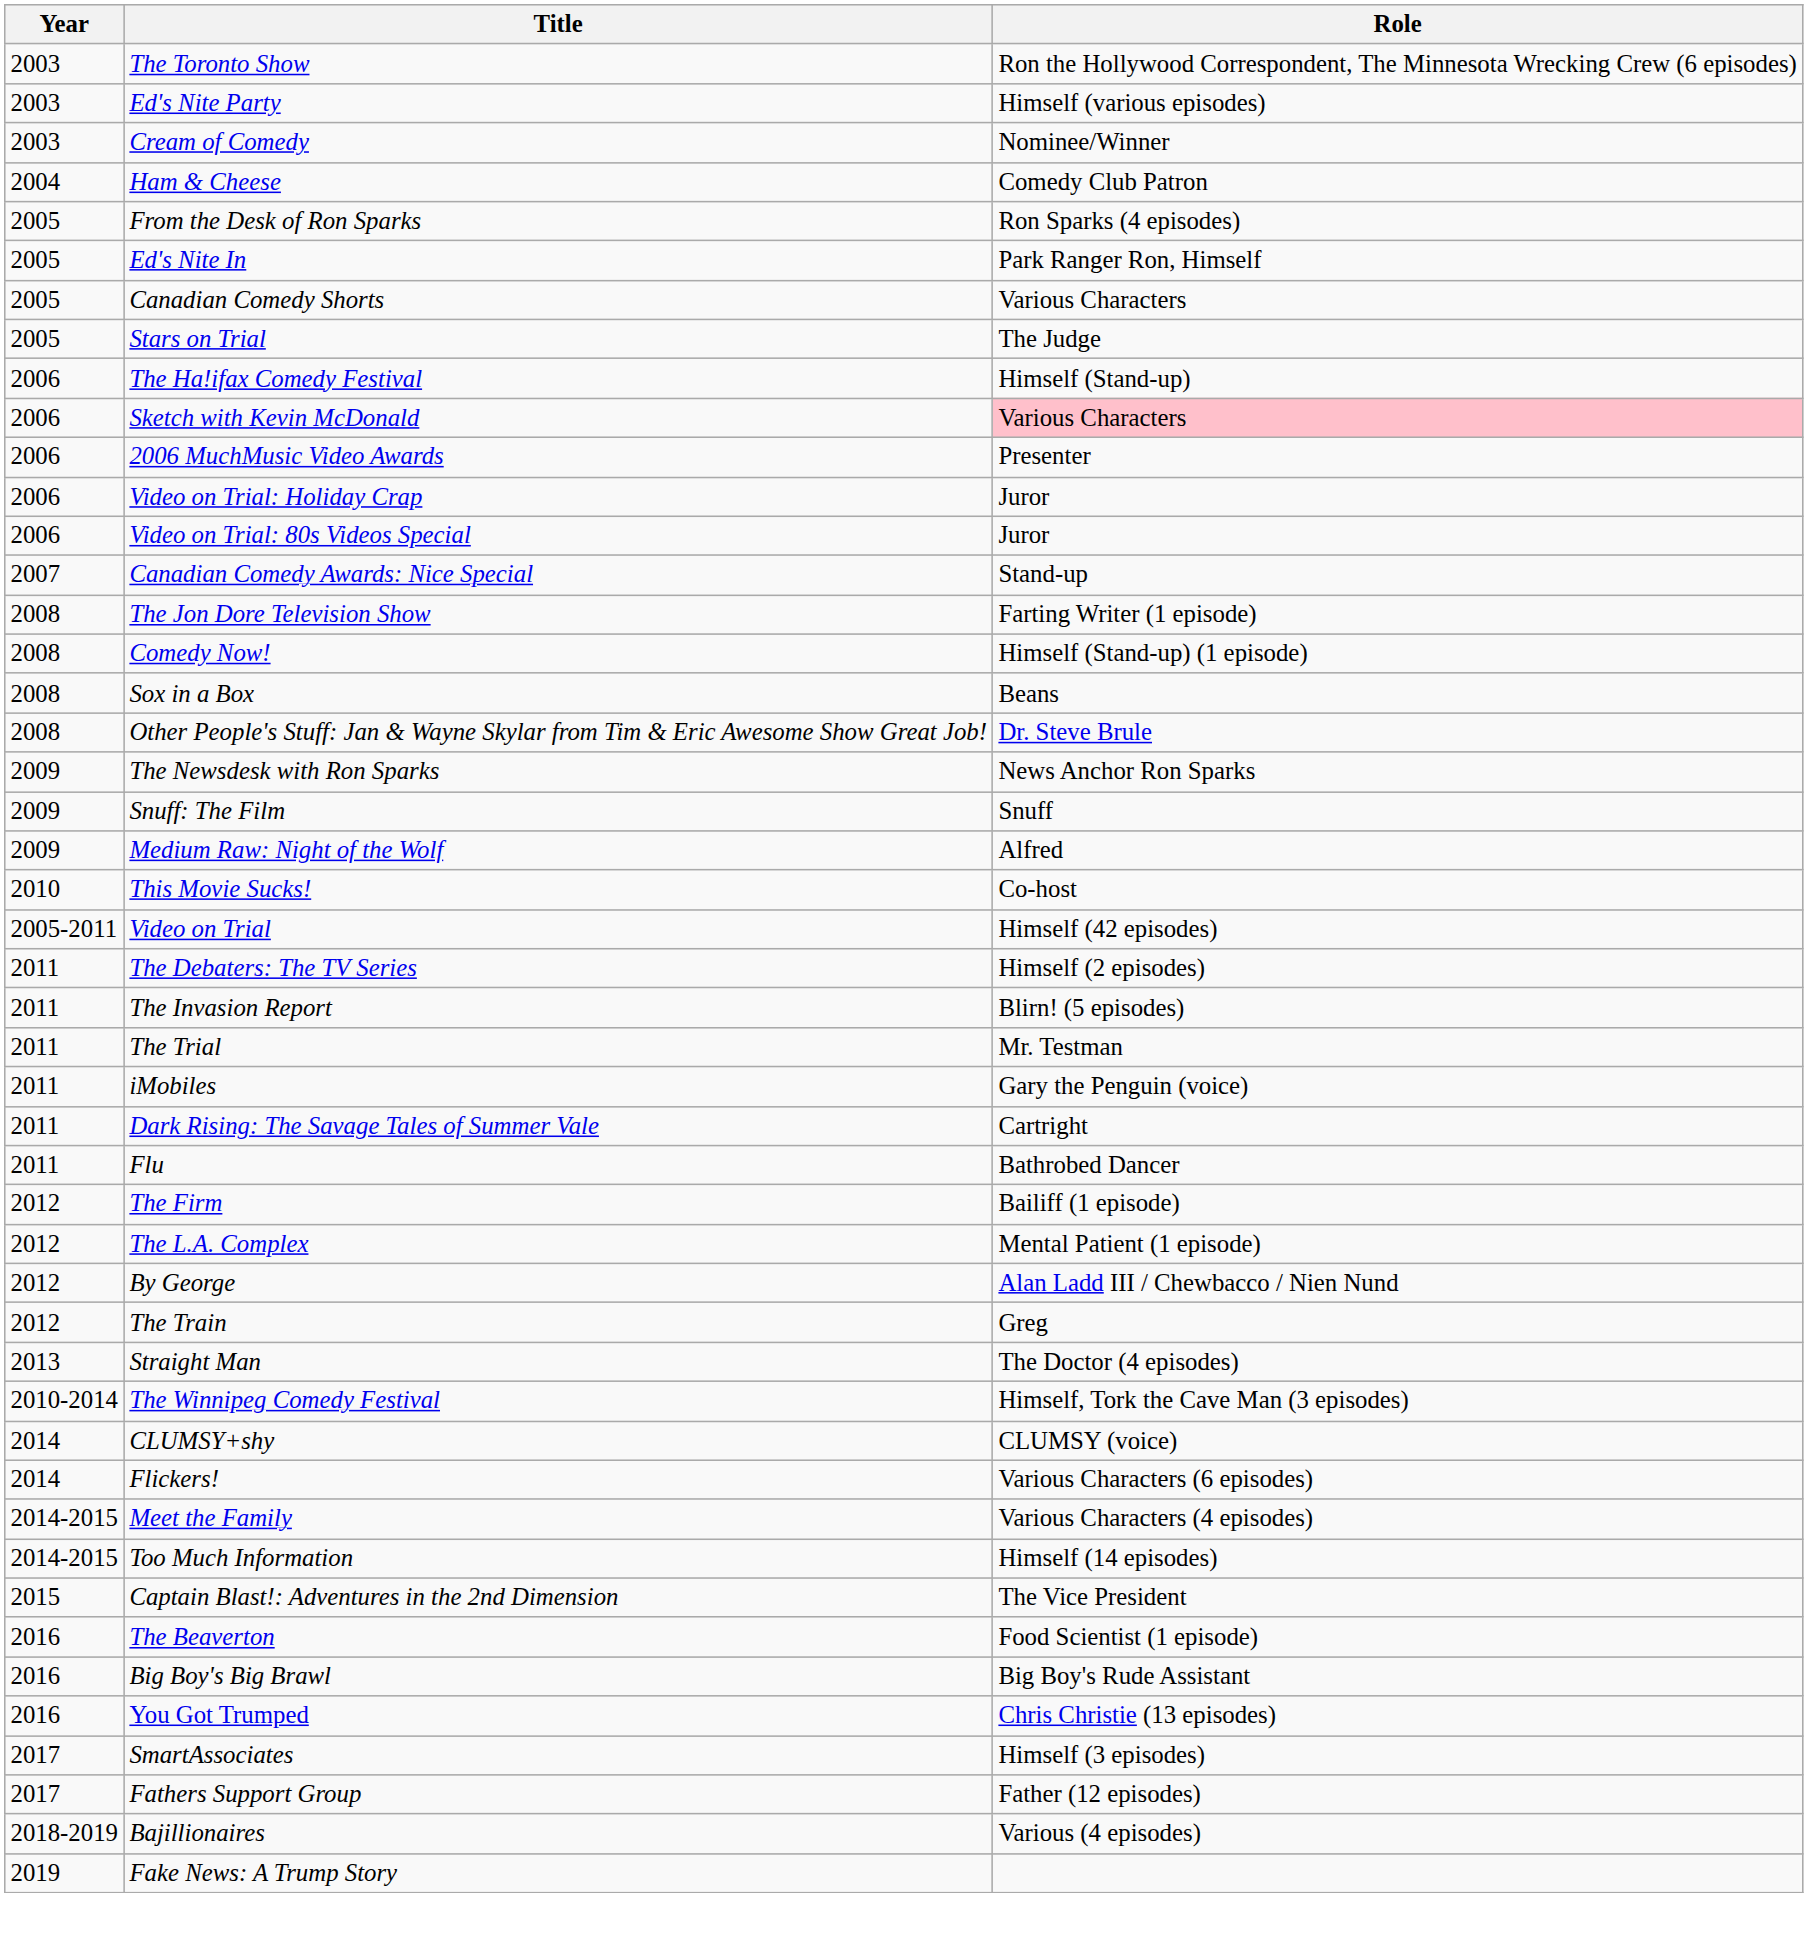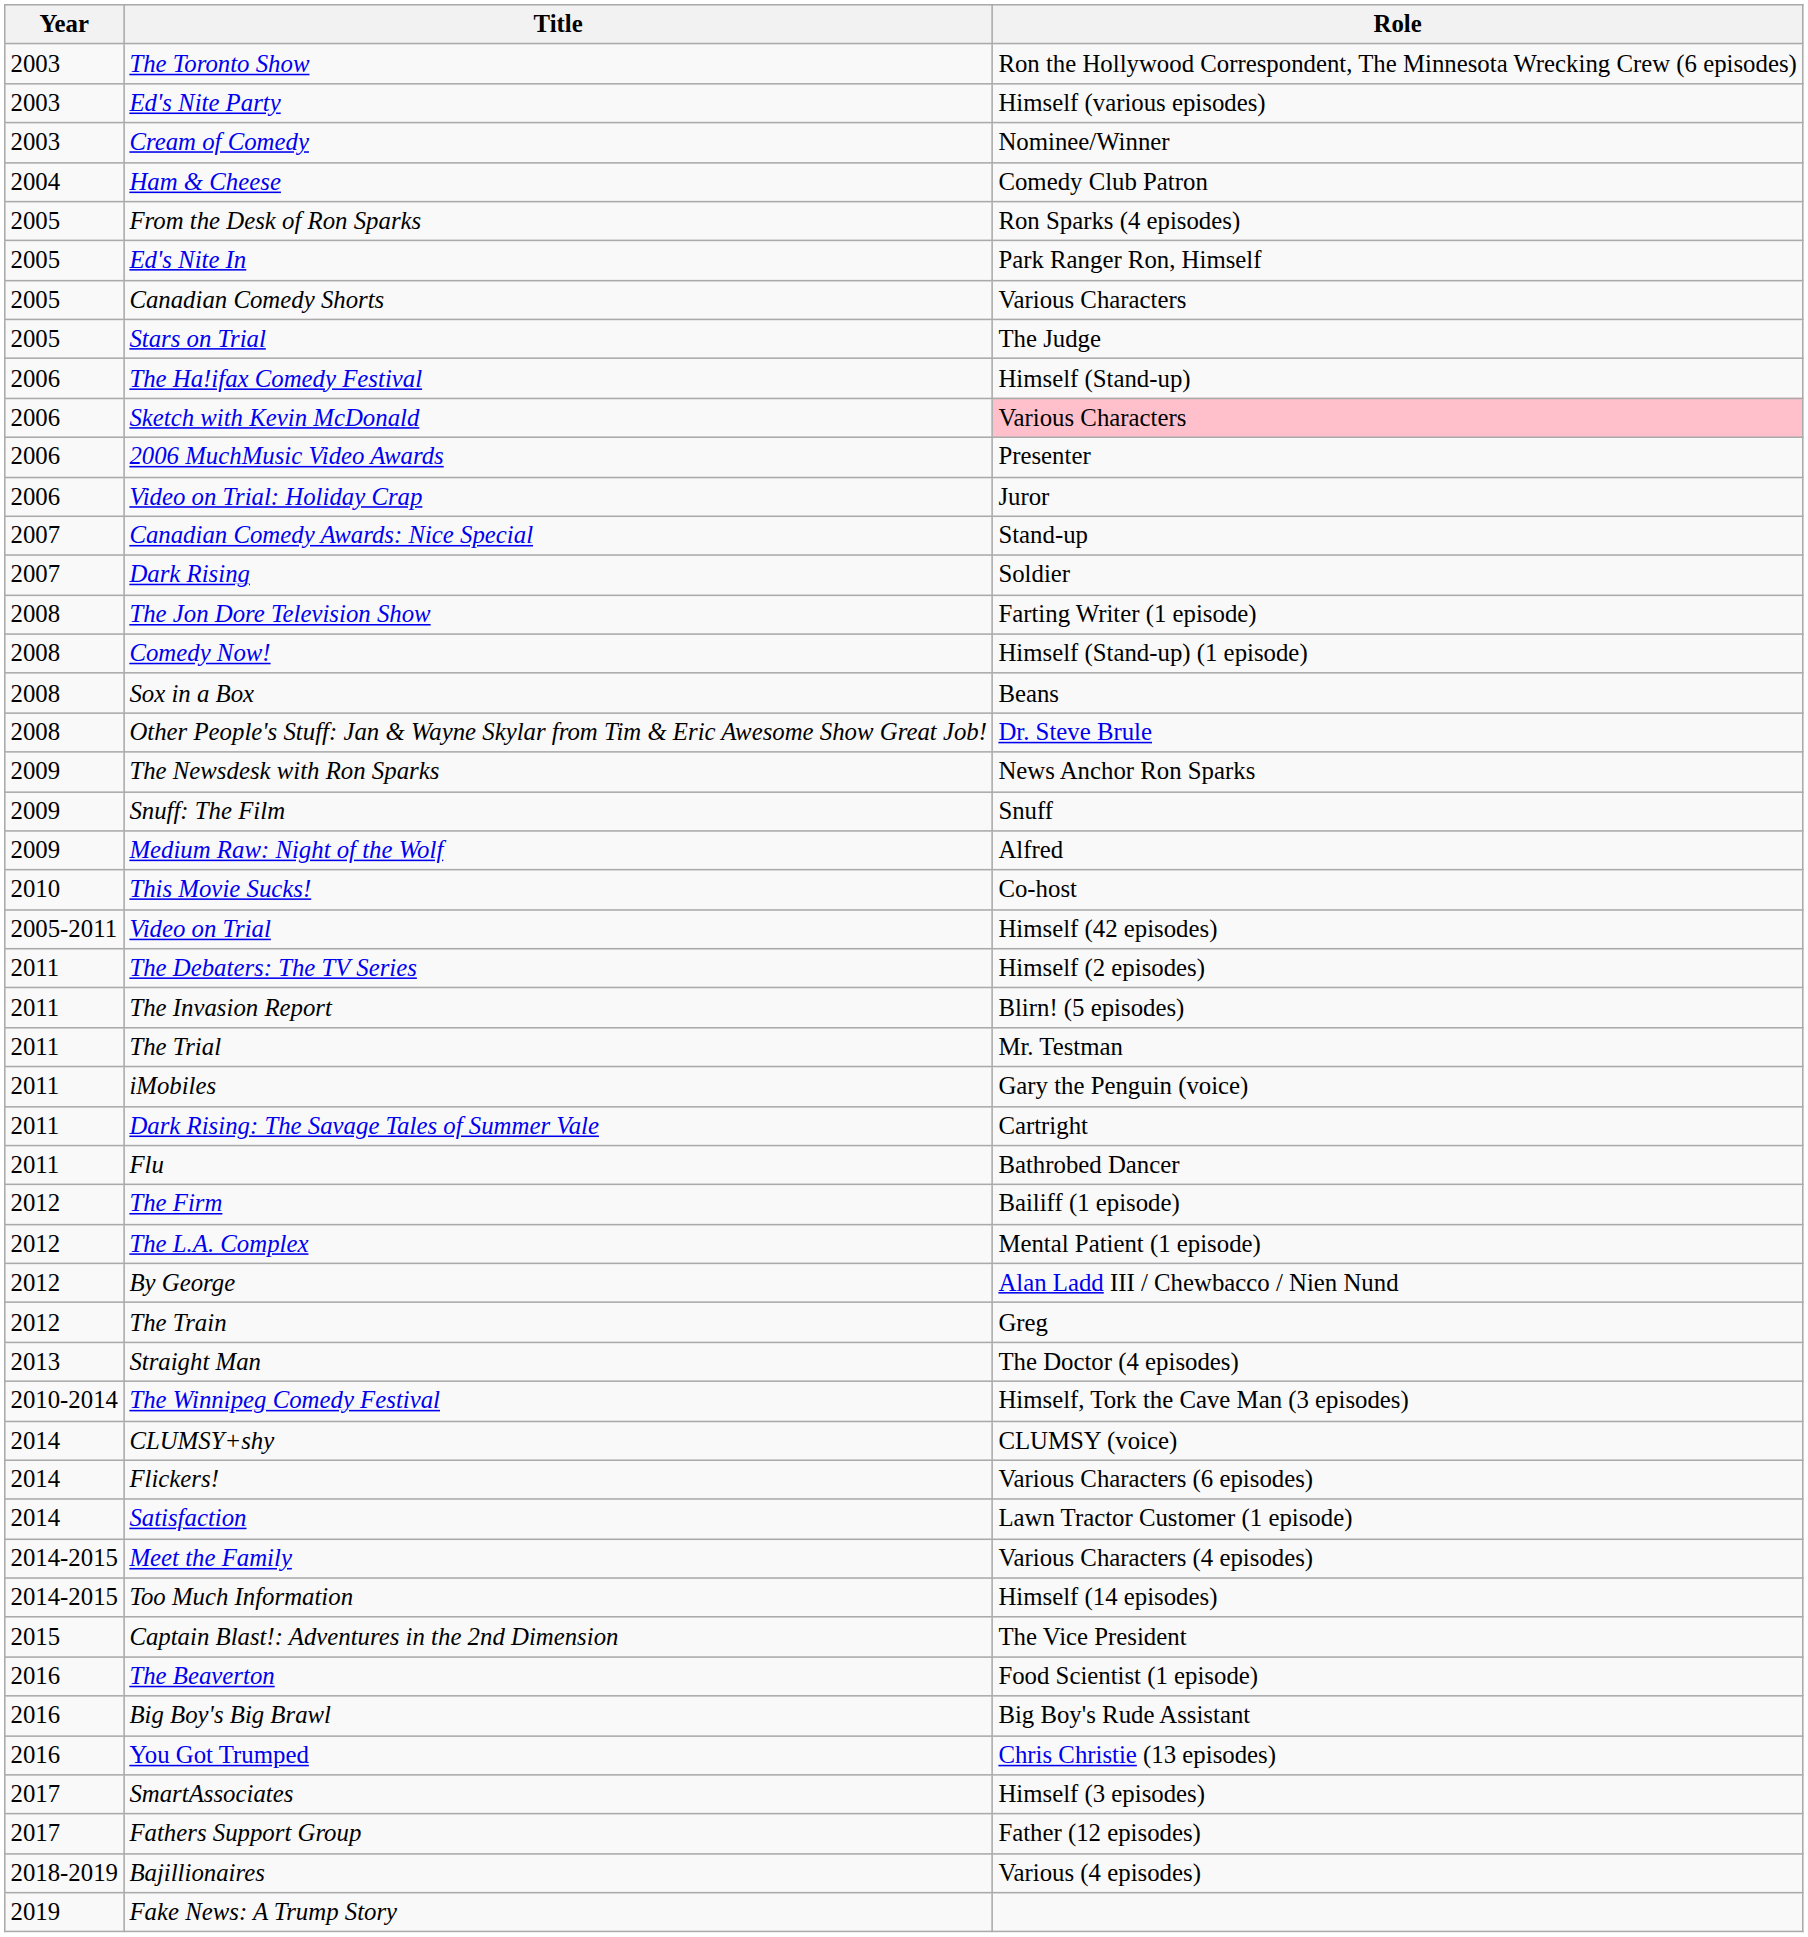- row: (300, 535)
+ row: (190, 574)
+ row: (188, 1518)
